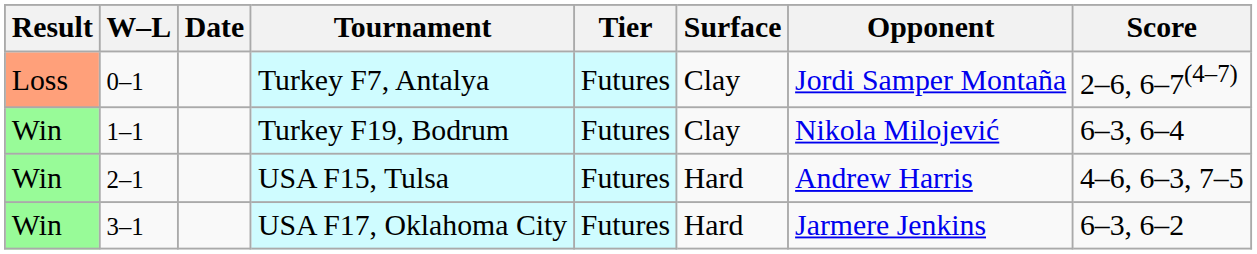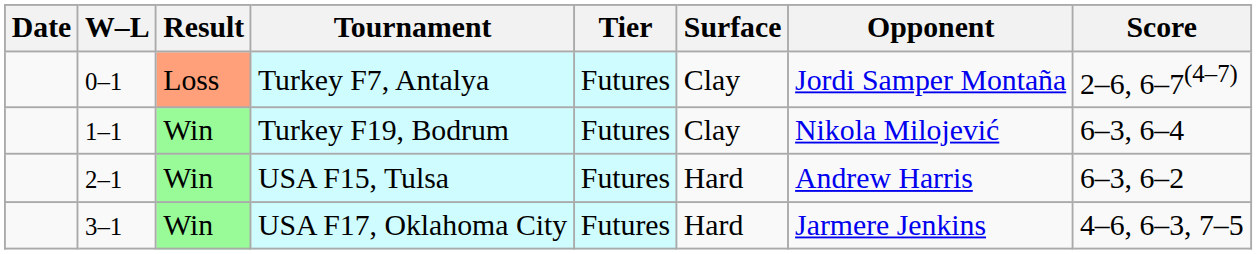columns swapped: (52, 28) <-> (214, 28)
(1162, 177) 4–6, 6–3, 7–5 -> (1132, 177) 6–3, 6–2
(1132, 224) 6–3, 6–2 -> (1162, 224) 4–6, 6–3, 7–5
